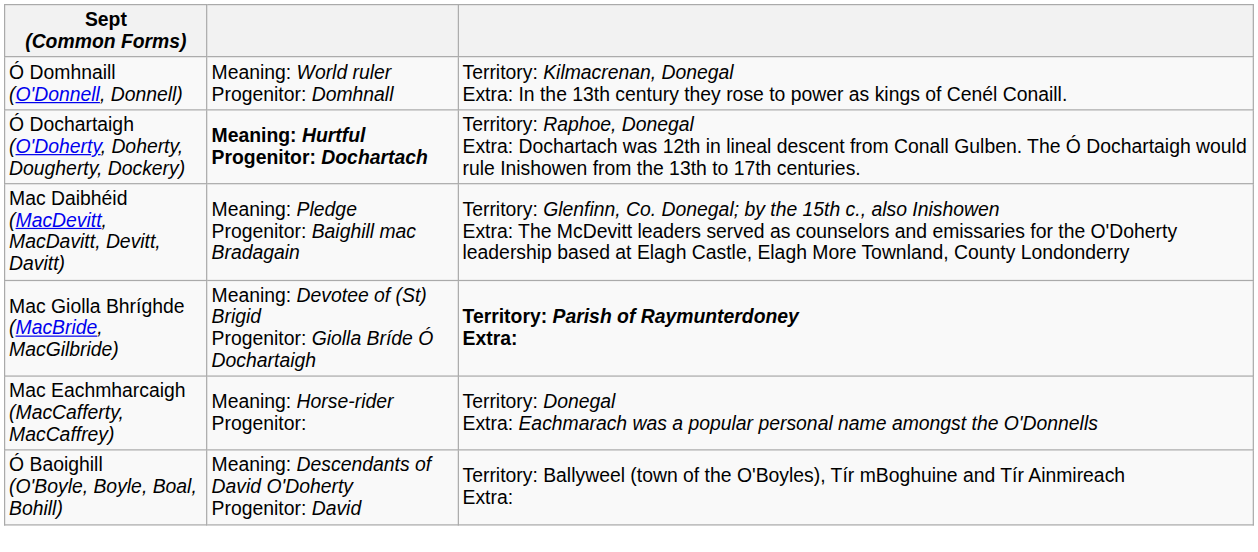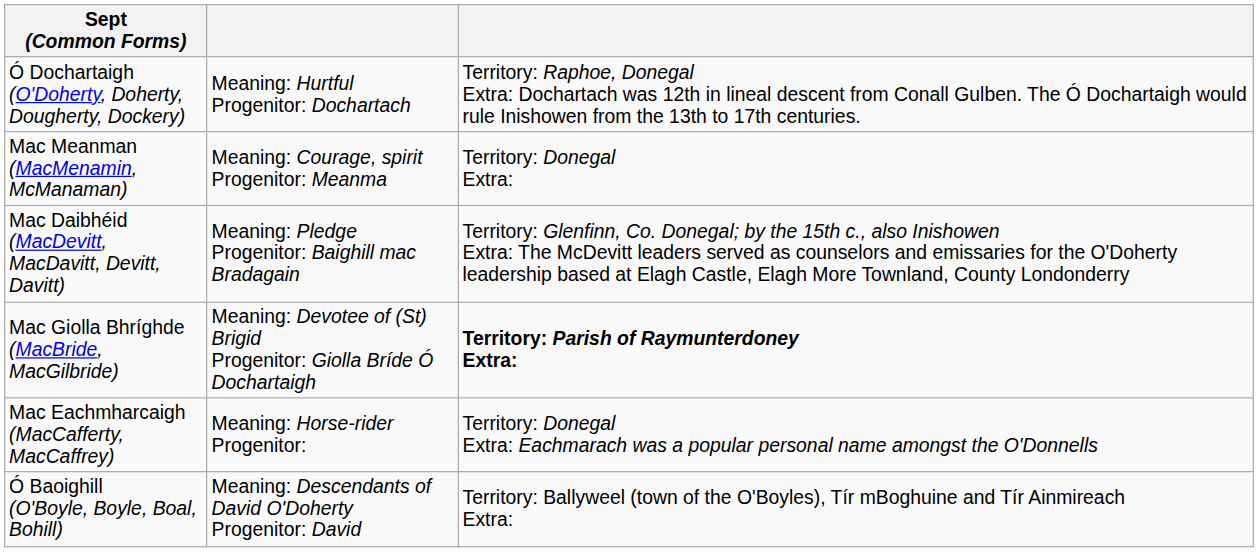- row: (96, 83)
(320, 146) bold -> (311, 94) normal
+ row: (73, 168)
